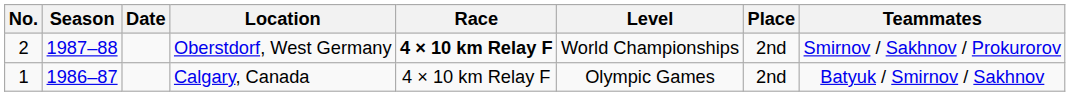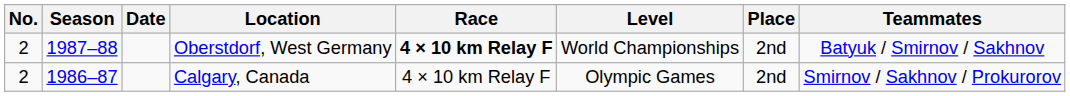(932, 47) Smirnov / Sakhnov / Prokurorov -> (932, 47) Batyuk / Smirnov / Sakhnov
(23, 76) 1 -> (23, 76) 2
(932, 76) Batyuk / Smirnov / Sakhnov -> (932, 76) Smirnov / Sakhnov / Prokurorov
